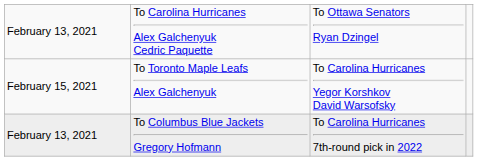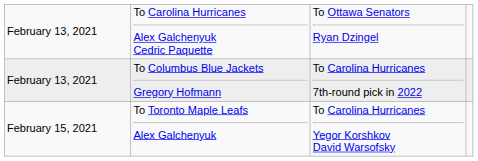rows swapped: (52, 135) <-> (52, 86)
